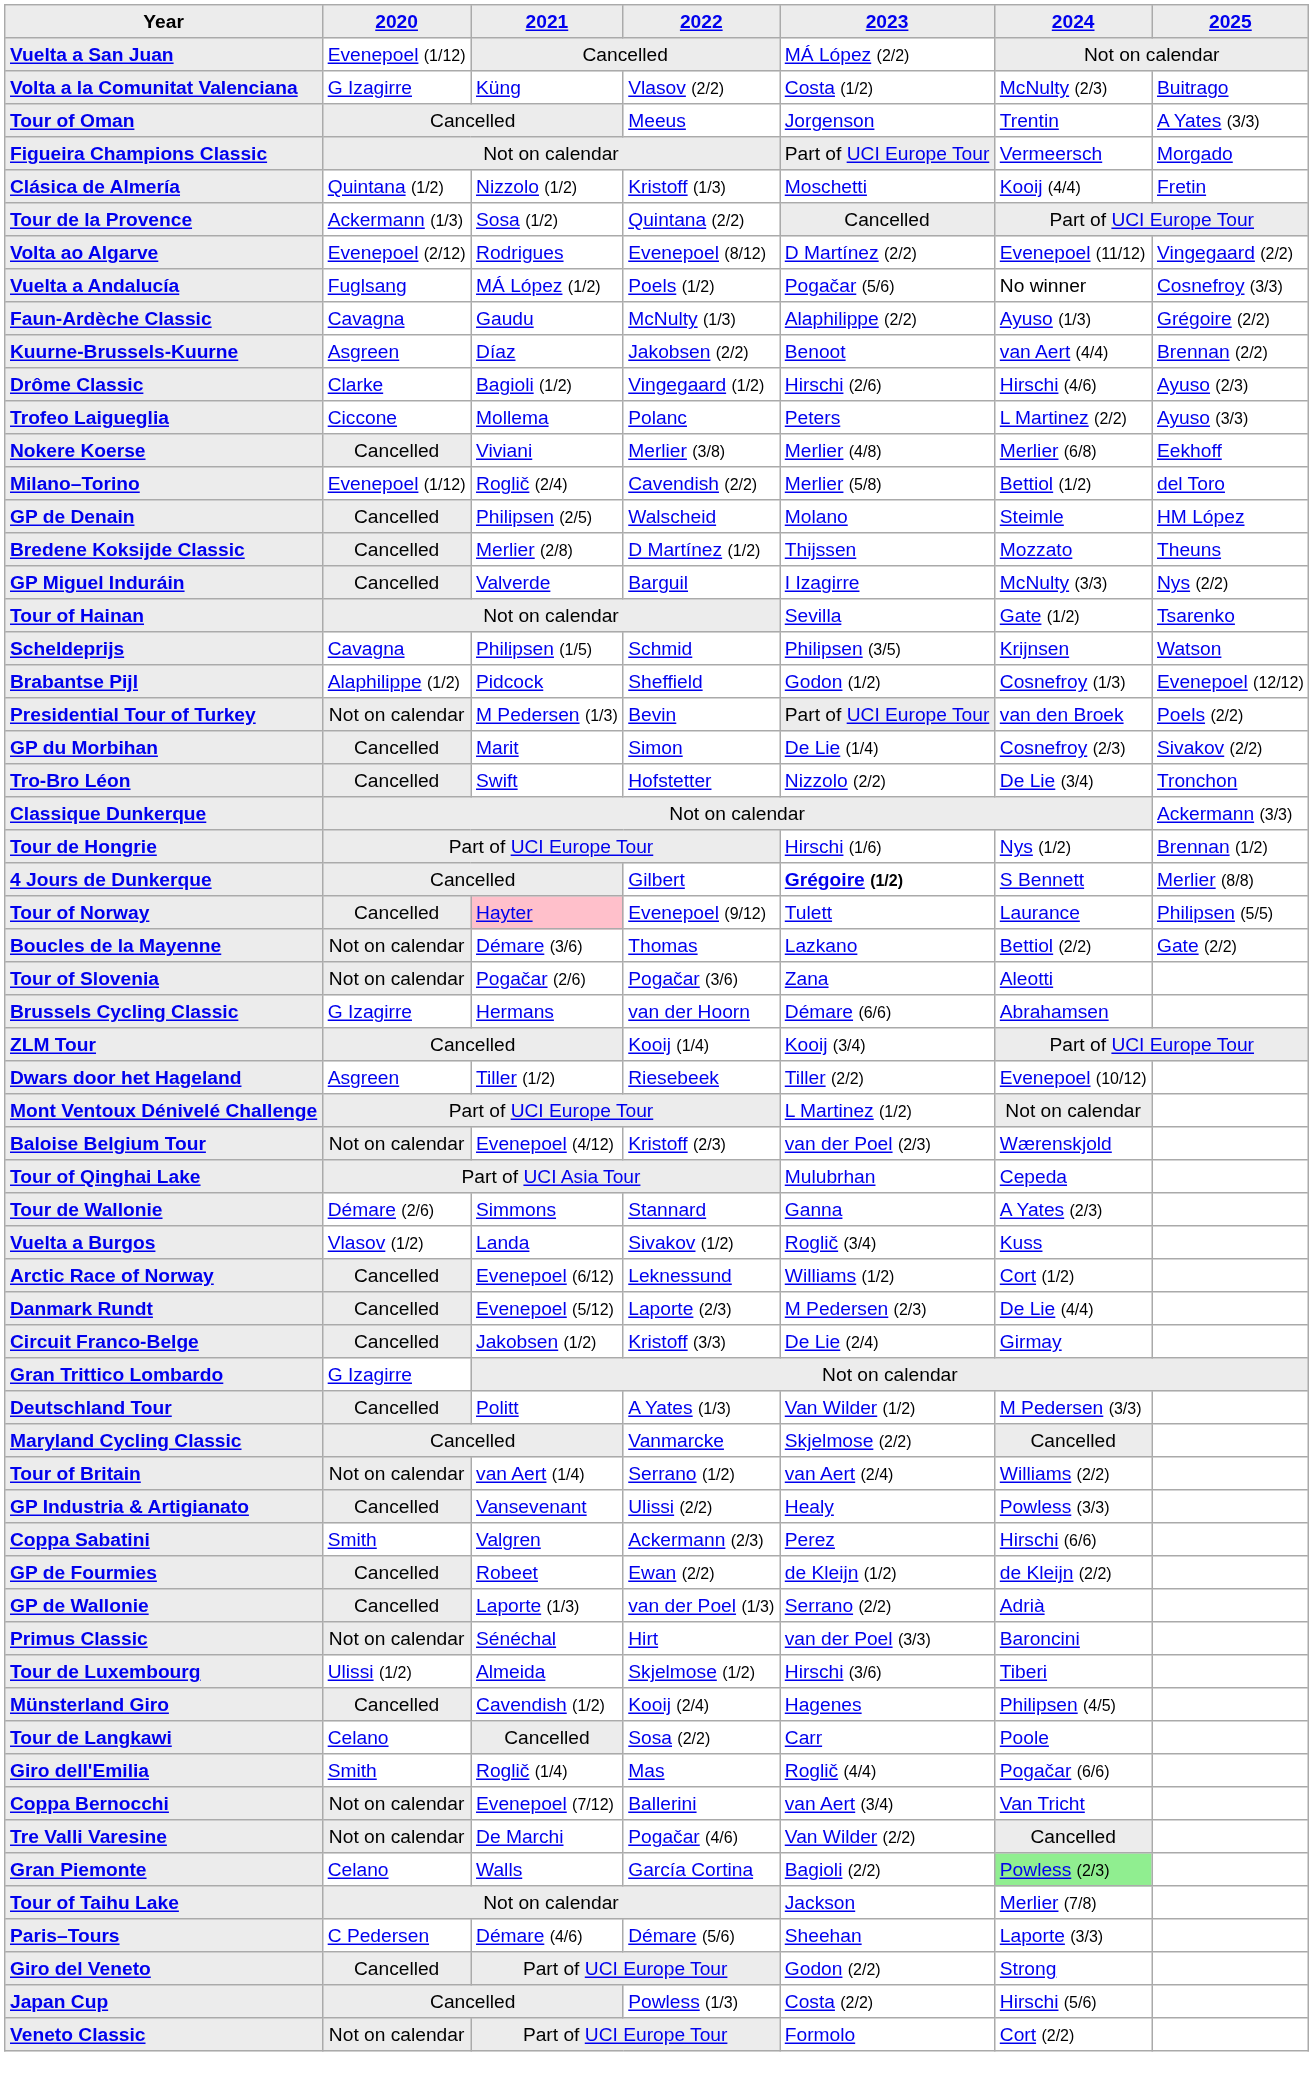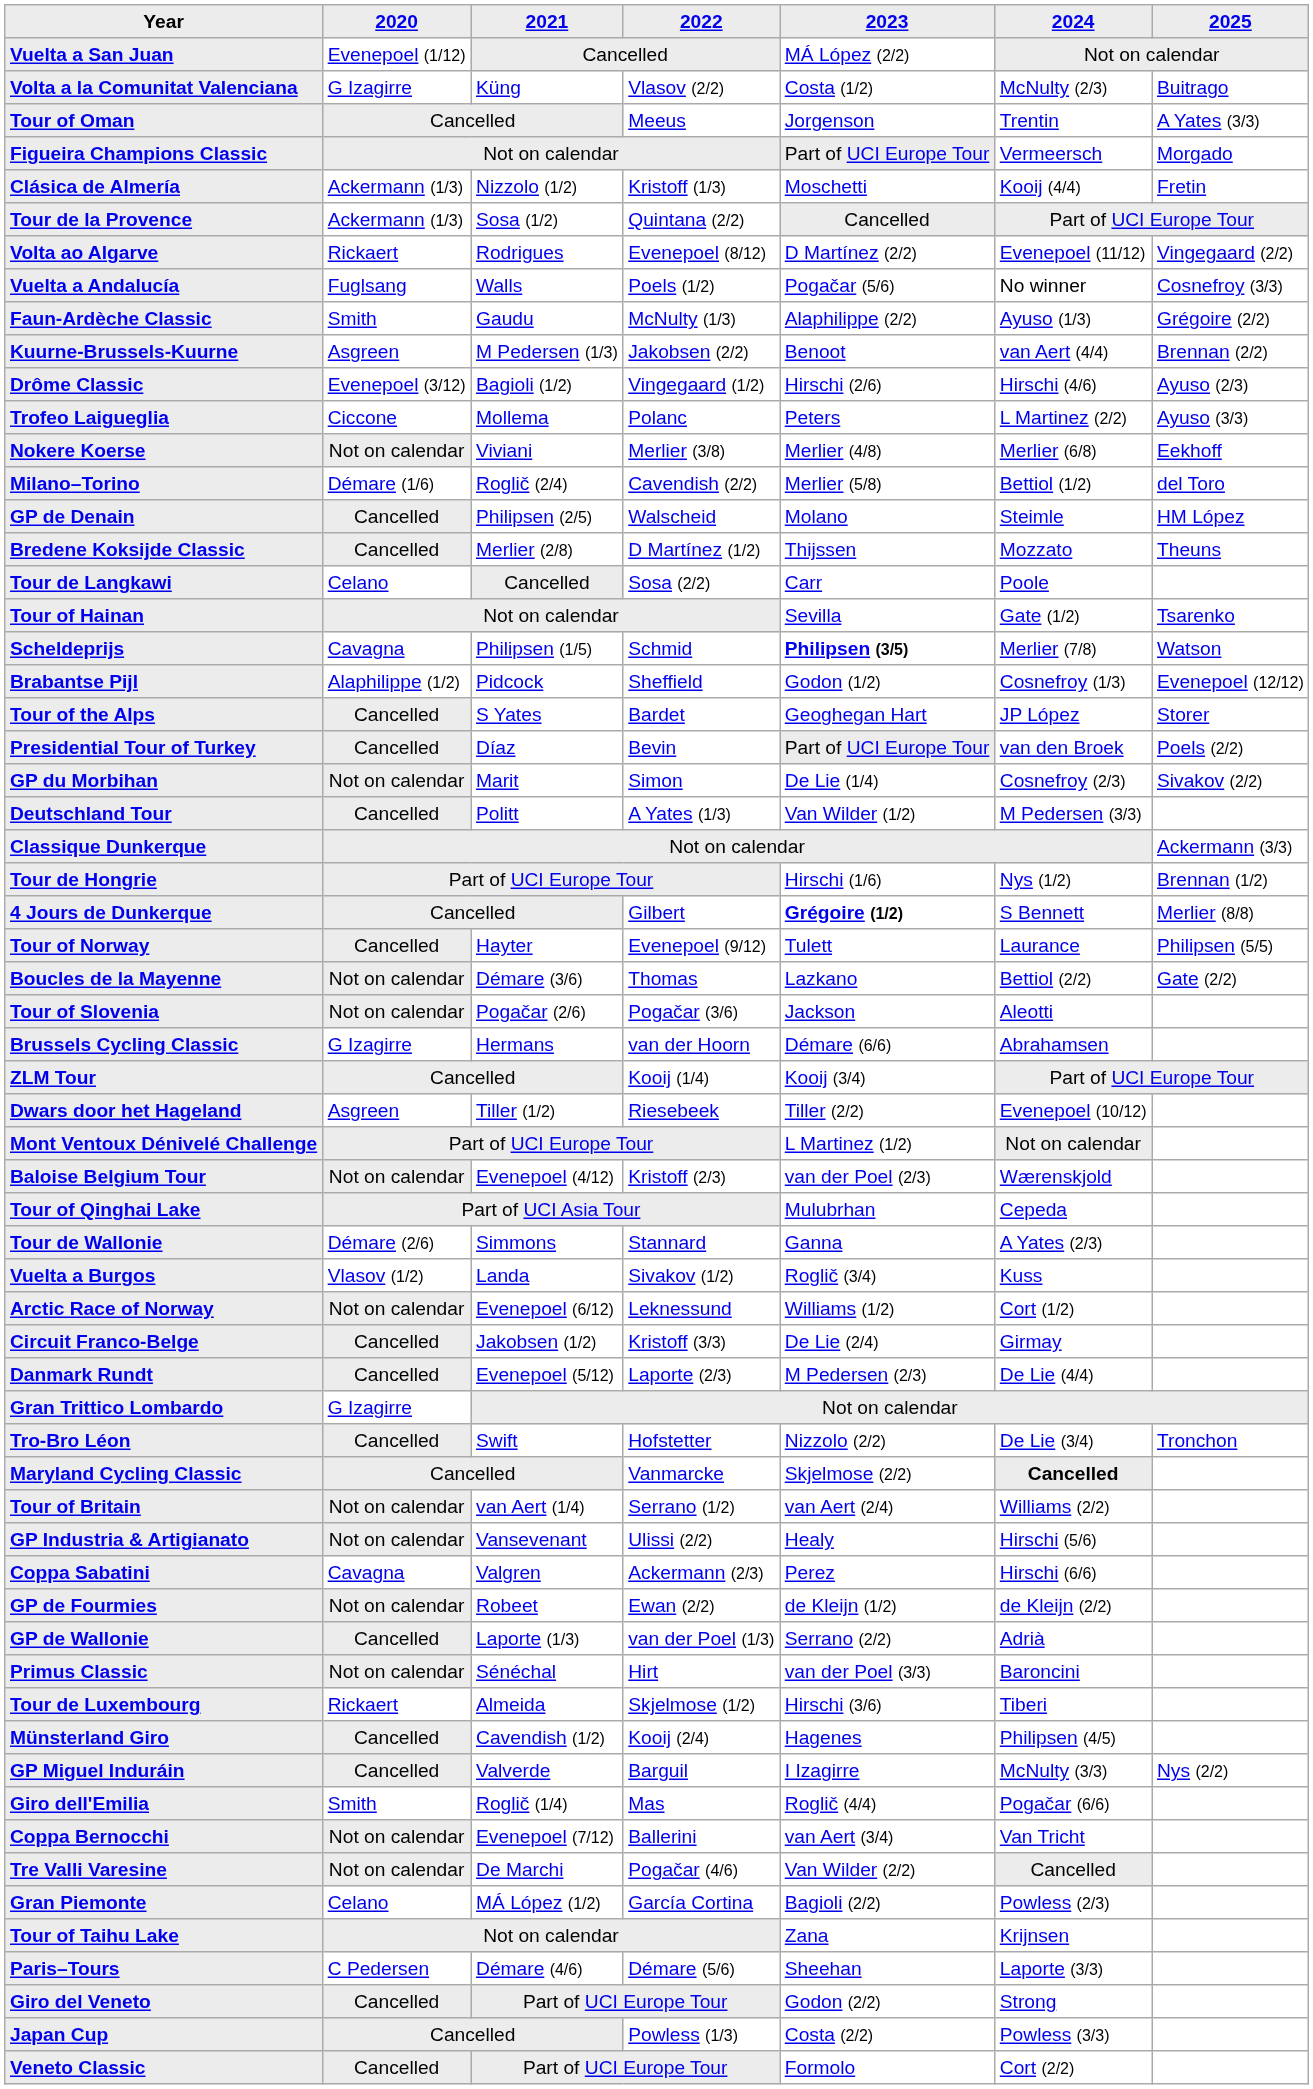(386, 186) Quintana (1/2) -> (395, 186) Ackermann (1/3)
(397, 252) Evenepoel (2/12) -> (363, 252) Rickaert
(538, 285) MÁ López (1/2) -> (499, 285) Walls
(366, 318) Cavagna -> (352, 318) Smith
(496, 351) Díaz -> (547, 351) M Pedersen (1/3)
(355, 384) Clarke -> (397, 384) Evenepoel (3/12)
(397, 450) Cancelled -> (397, 450) Not on calendar
(397, 483) Evenepoel (1/12) -> (381, 483) Démare (1/6)
rows swapped: (97, 582) <-> (91, 1737)
(843, 648) normal -> (847, 648) bold
(1034, 648) Krijnsen -> (1048, 648) Merlier (7/8)
+ row: (83, 714)
(397, 714) Not on calendar -> (397, 747) Cancelled
(547, 714) M Pedersen (1/3) -> (496, 747) Díaz
(397, 747) Cancelled -> (397, 780) Not on calendar
rows swapped: (70, 780) <-> (91, 1407)
(504, 912) pink background -> (504, 945) no background
(807, 978) Zana -> (820, 1011) Jackson
(397, 1275) Cancelled -> (397, 1308) Not on calendar
rows swapped: (81, 1308) <-> (104, 1341)
(1073, 1440) normal -> (1073, 1473) bold
(397, 1506) Cancelled -> (397, 1539) Not on calendar
(1055, 1506) Powless (3/3) -> (1048, 1539) Hirschi (5/6)
(352, 1539) Smith -> (366, 1572) Cavagna
(397, 1572) Cancelled -> (397, 1605) Not on calendar
(370, 1671) Ulissi (1/2) -> (363, 1704) Rickaert
(499, 1869) Walls -> (538, 1902) MÁ López (1/2)
(1055, 1869) lightgreen background -> (1055, 1902) no background
(820, 1902) Jackson -> (807, 1935) Zana
(1048, 1902) Merlier (7/8) -> (1034, 1935) Krijnsen
(1048, 2001) Hirschi (5/6) -> (1055, 2034) Powless (3/3)
(397, 2034) Not on calendar -> (397, 2067) Cancelled
